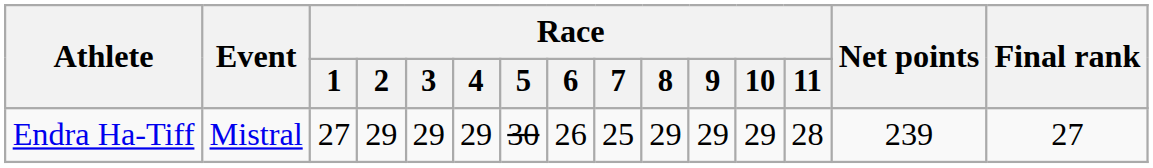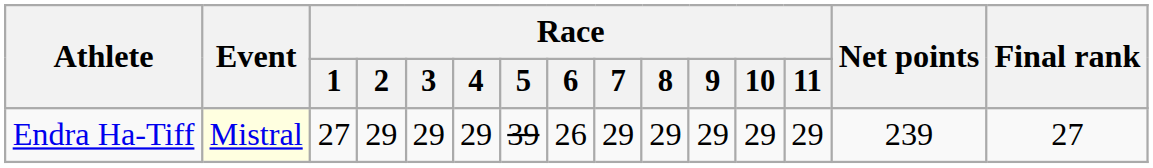(256, 135) no background -> (256, 135) lightyellow background
(523, 135) 30 -> (523, 135) 39
(618, 135) 25 -> (618, 135) 29
(807, 135) 28 -> (807, 135) 29
